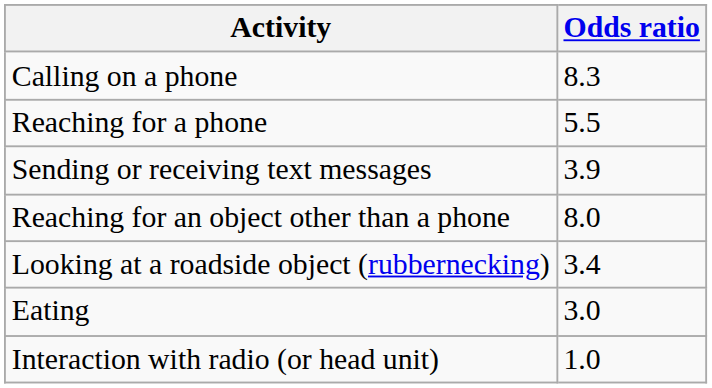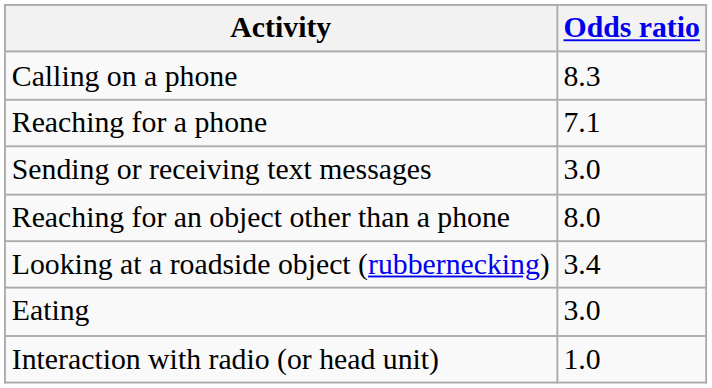(582, 122) 5.5 -> (582, 122) 7.1
(582, 169) 3.9 -> (582, 169) 3.0
